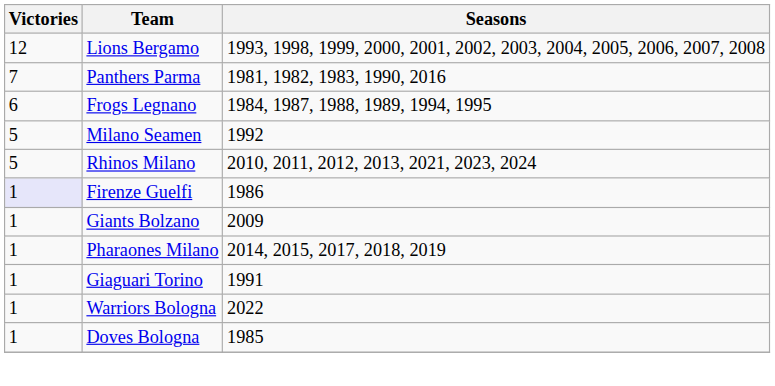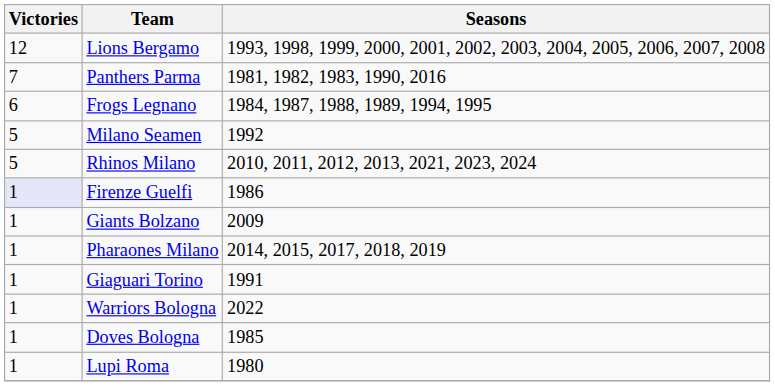+ row: (128, 366)
